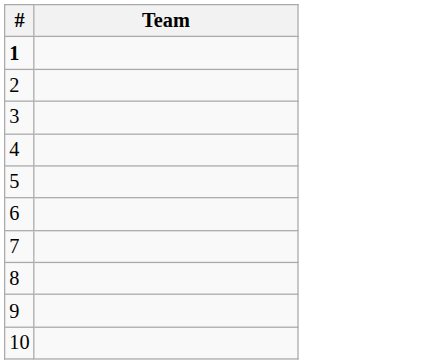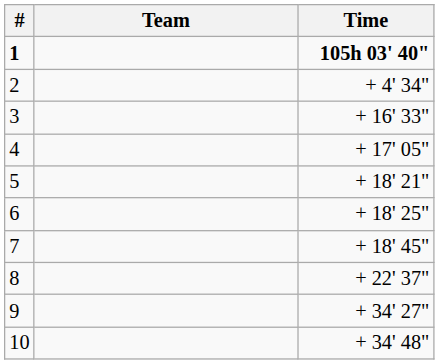+ column: (366, 20)
